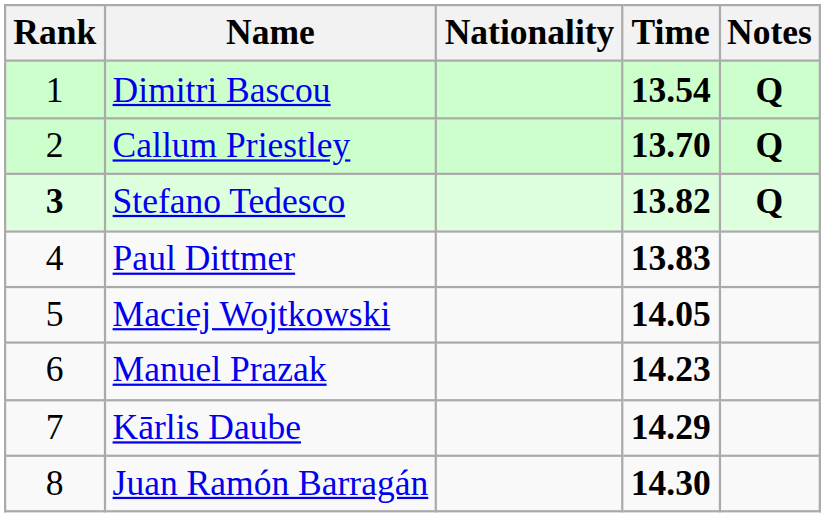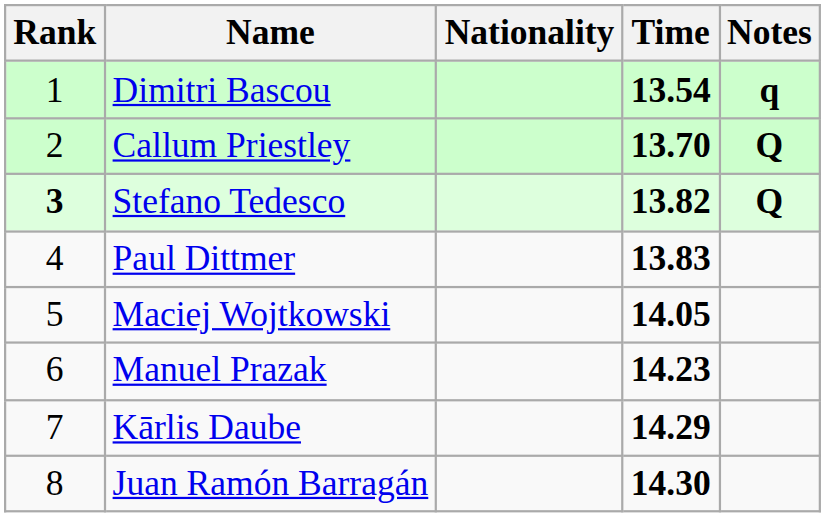(769, 88) Q -> (769, 88) q
